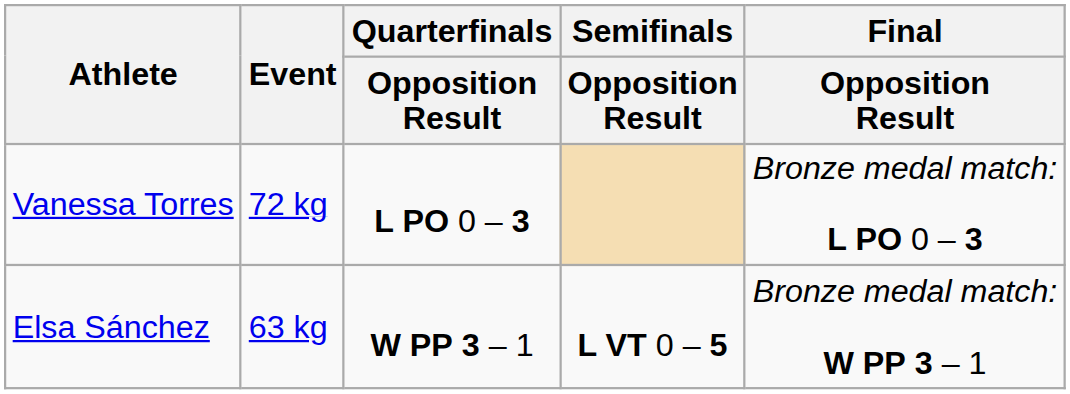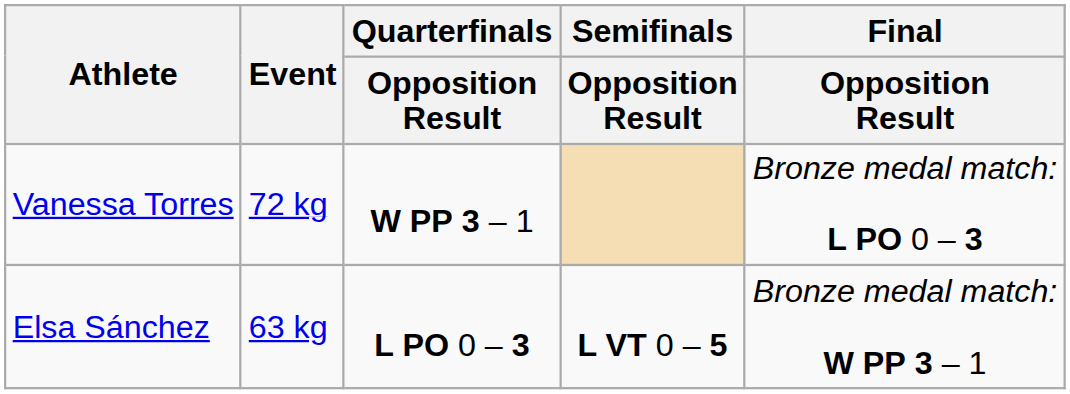(452, 223) L PO 0 – 3 -> (452, 223) W PP 3 – 1
(452, 345) W PP 3 – 1 -> (452, 345) L PO 0 – 3
